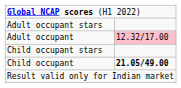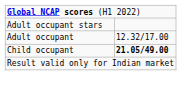(142, 38) pink background -> (142, 38) no background
- row: (55, 50)
